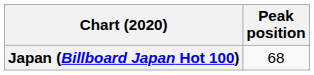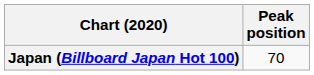(276, 57) 68 -> (276, 57) 70
